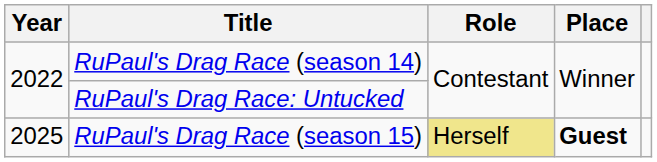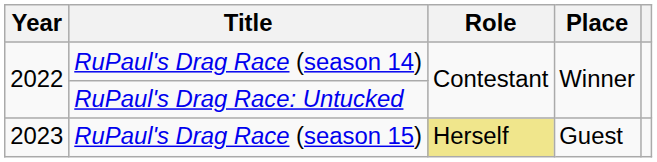(37, 136) 2025 -> (37, 136) 2023
(593, 136) bold -> (591, 136) normal
